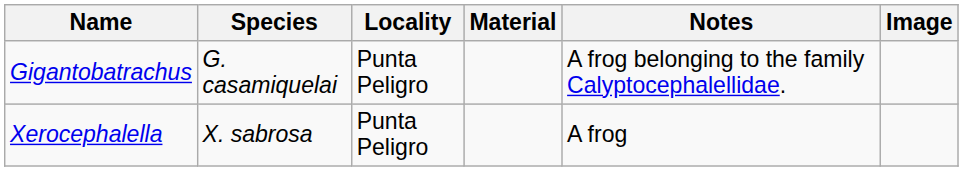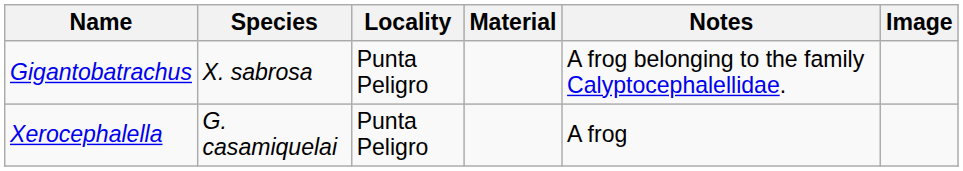(270, 72) G. casamiquelai -> (258, 72) X. sabrosa
(258, 134) X. sabrosa -> (270, 134) G. casamiquelai
